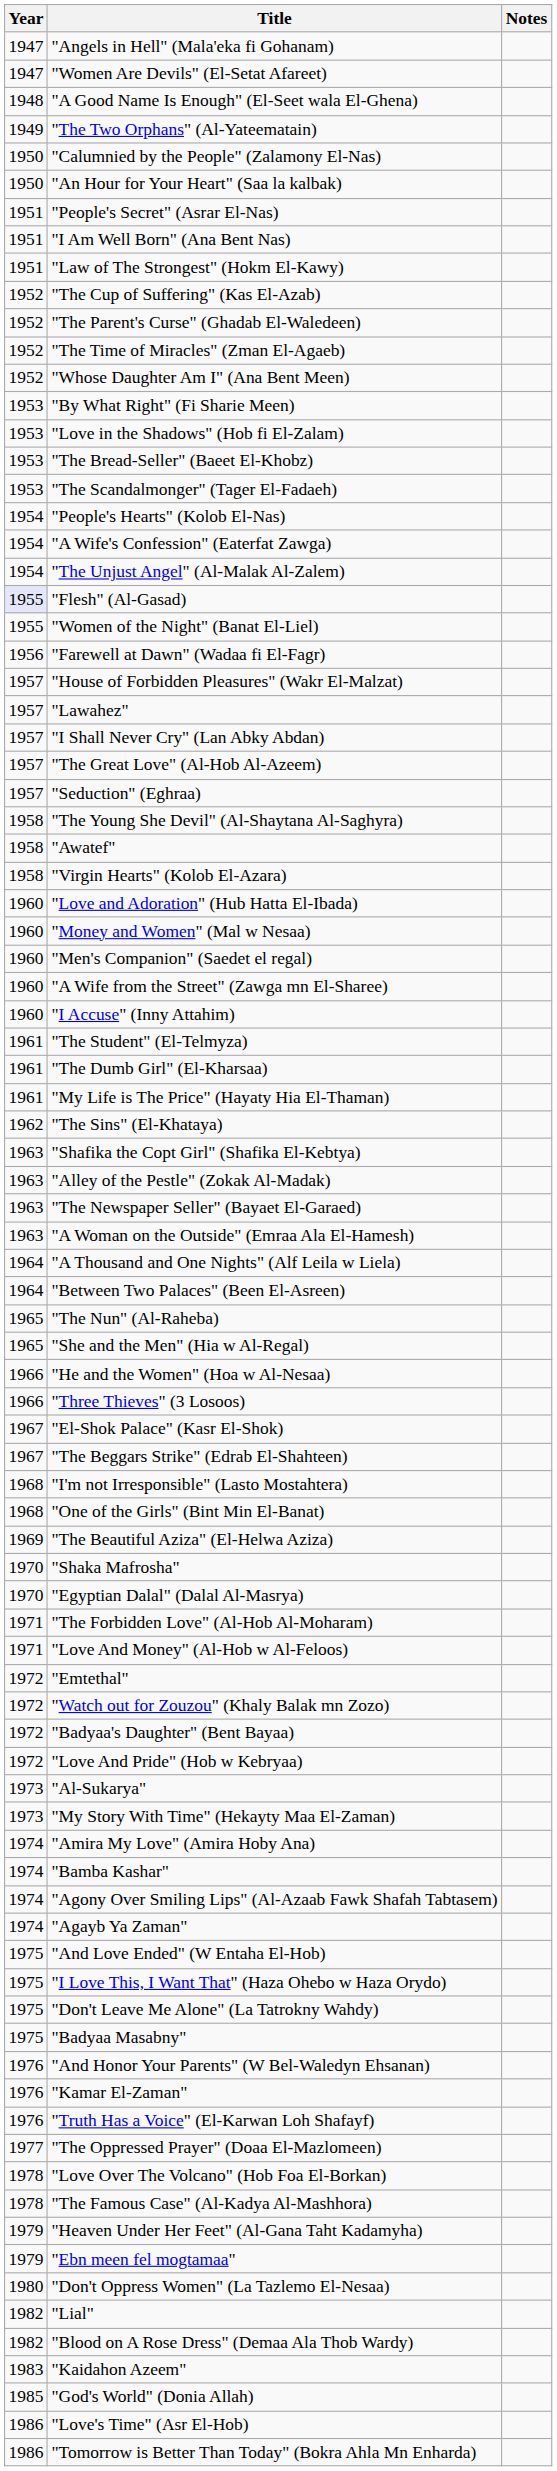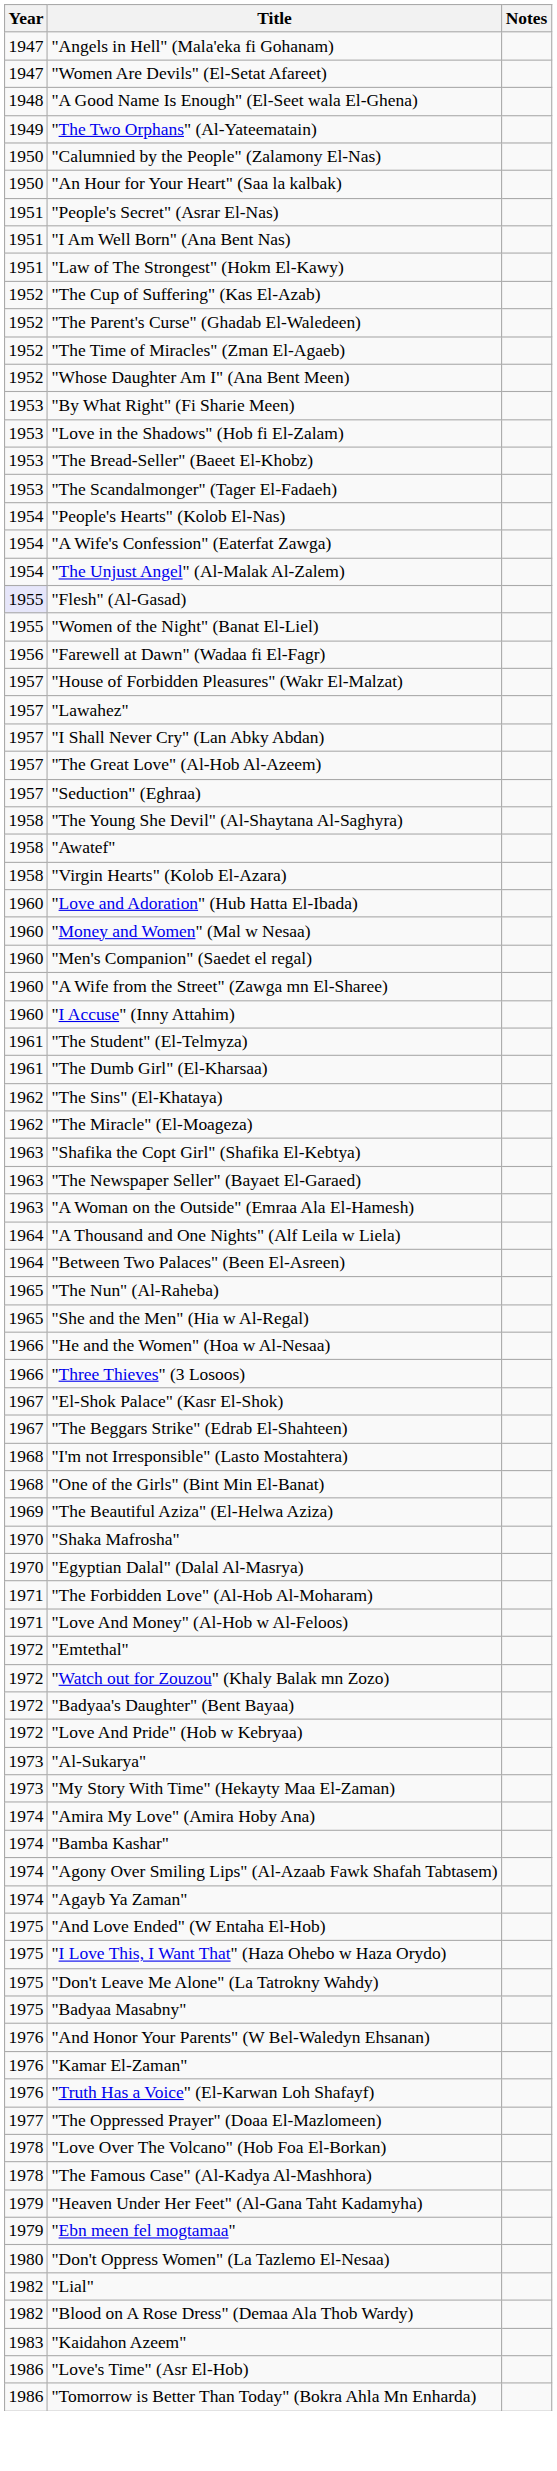- row: (220, 1097)
+ row: (152, 1124)
- row: (191, 1179)
- row: (153, 2396)
